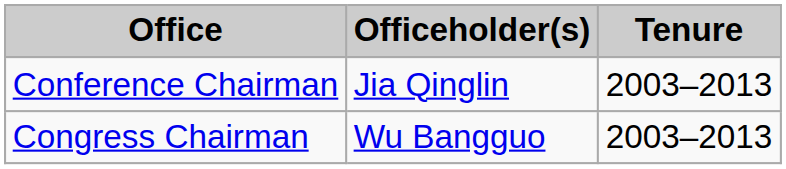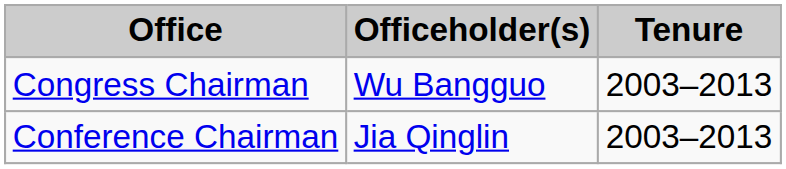rows swapped: (161, 136) <-> (176, 83)
